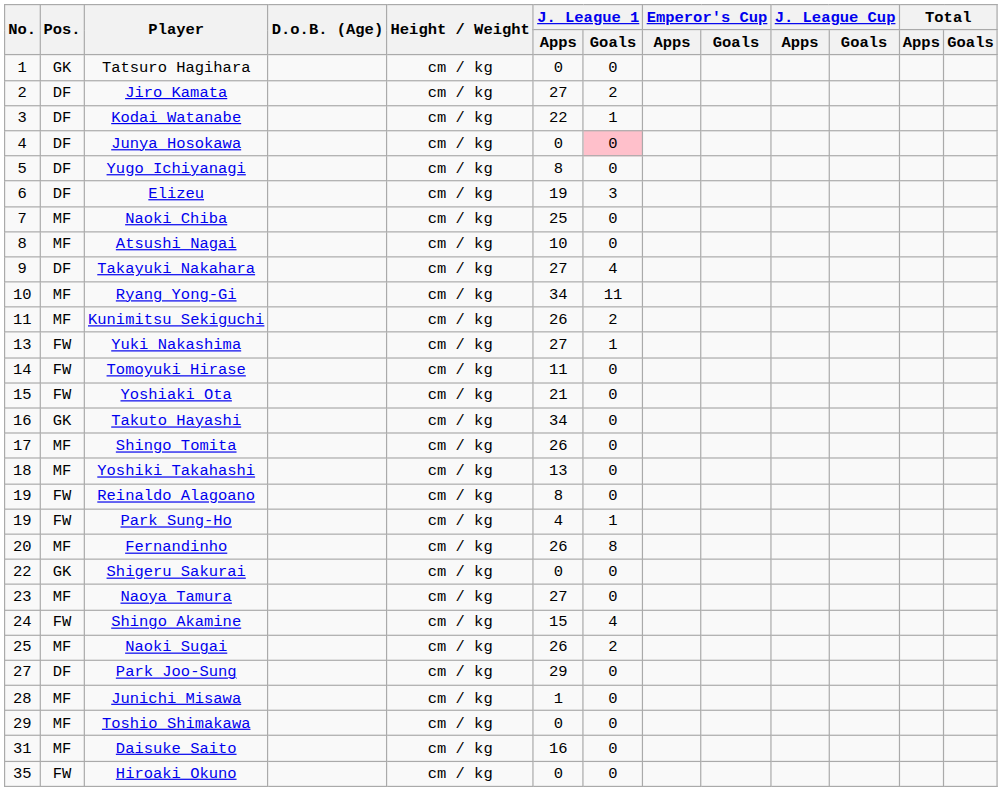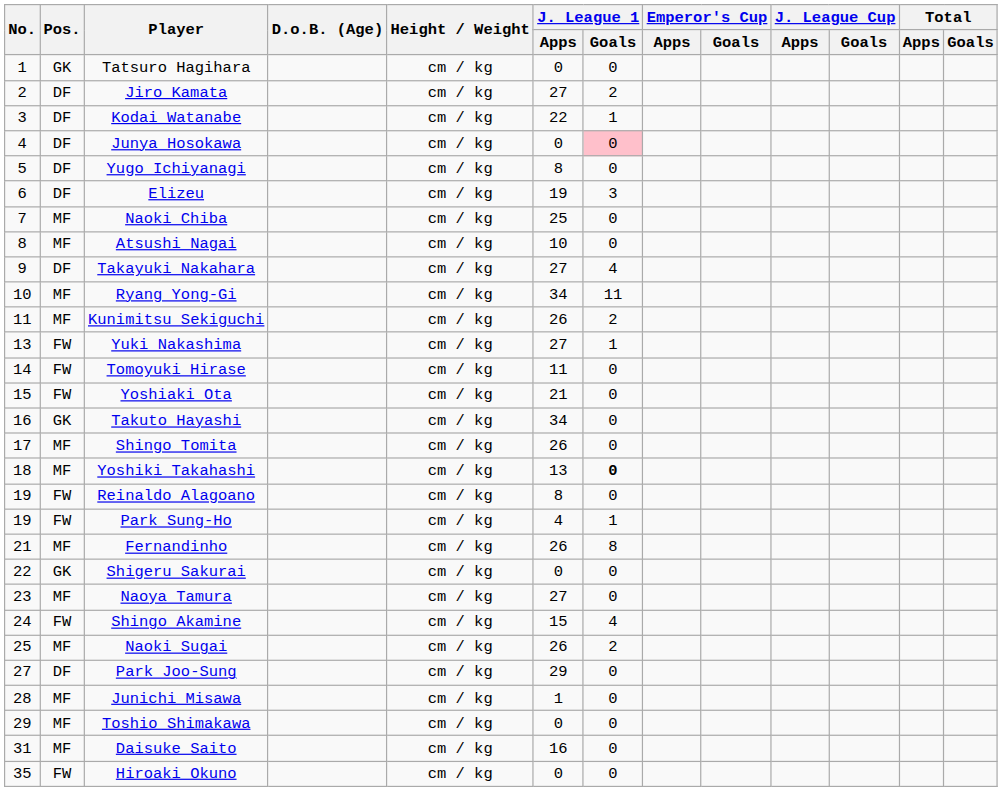(613, 471) normal -> (613, 471) bold
(22, 547) 20 -> (22, 547) 21
